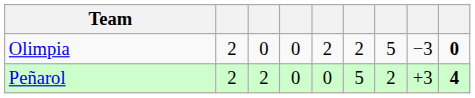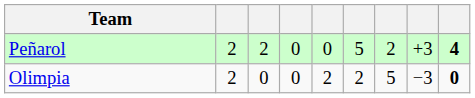rows swapped: (37, 78) <-> (39, 48)
